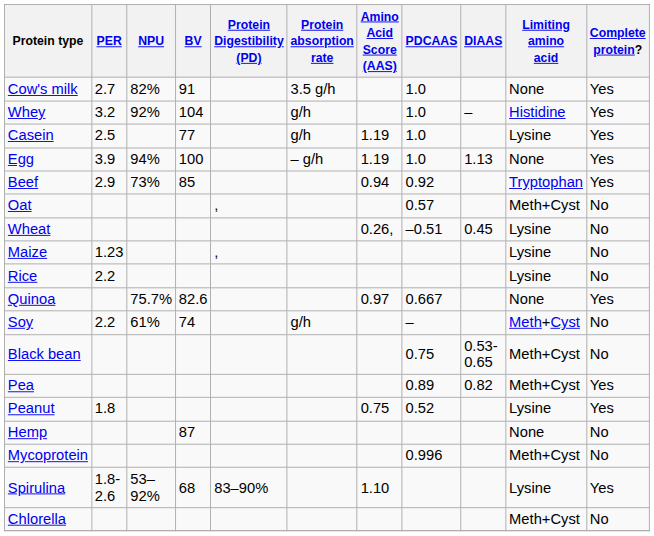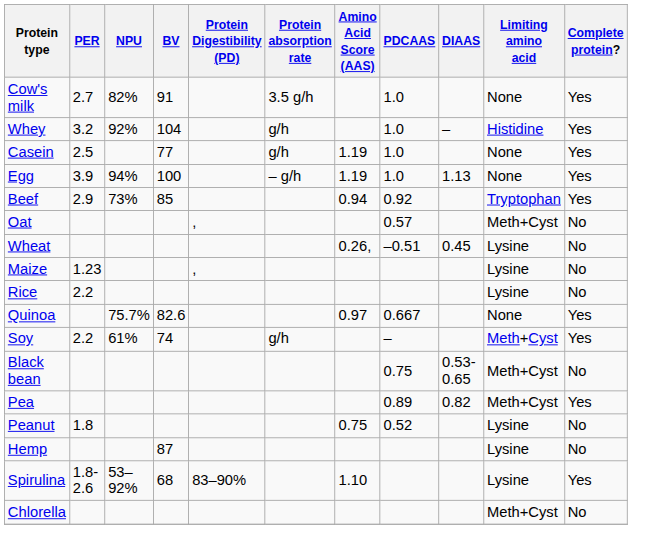(530, 135) Lysine -> (505, 152) None
(599, 322) No -> (580, 339) Yes
(602, 409) Yes -> (577, 425) No
(527, 432) None -> (508, 449) Lysine
- row: (48, 455)
